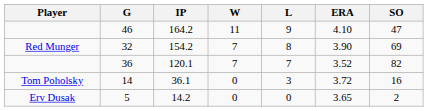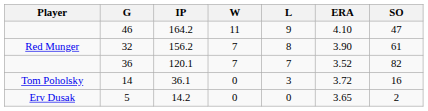(181, 47) 154.2 -> (181, 47) 156.2
(396, 47) 69 -> (396, 47) 61
